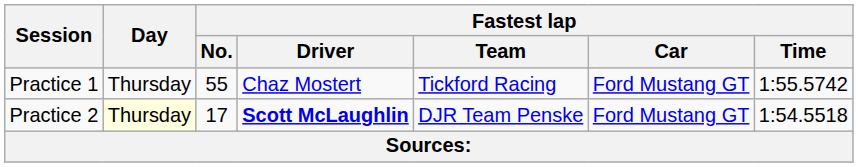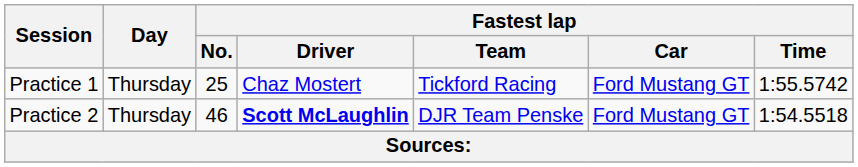(217, 83) 55 -> (217, 83) 25
(149, 115) lightyellow background -> (149, 115) no background
(217, 115) 17 -> (217, 115) 46
